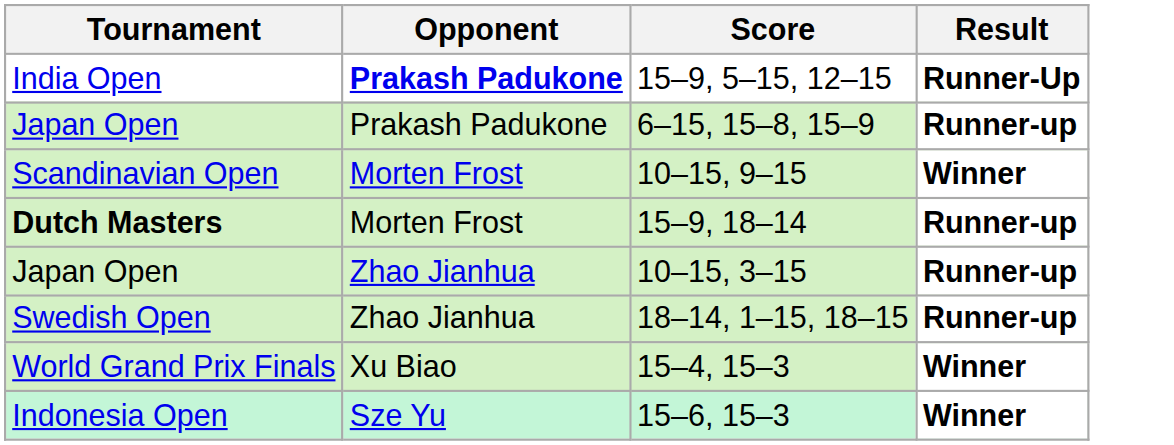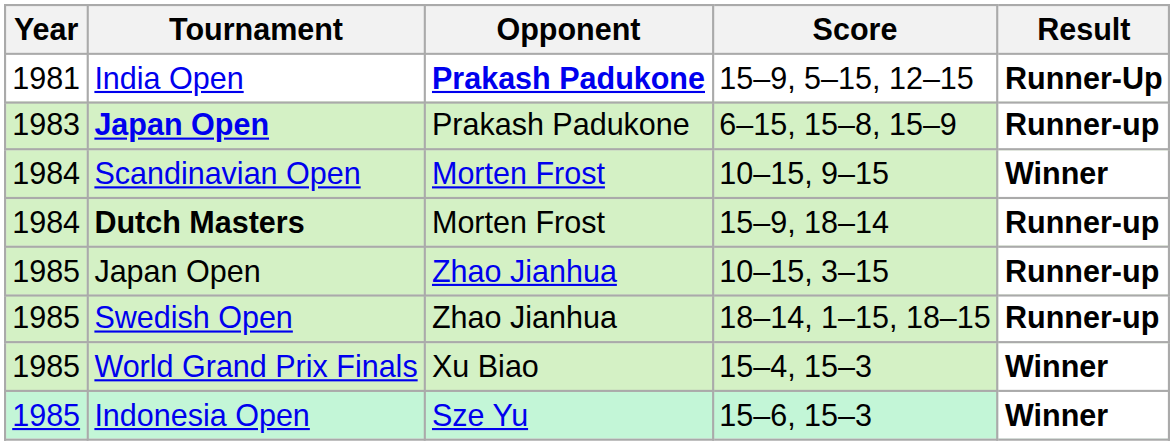+ column: (46, 30)
(95, 126) normal -> (182, 126) bold
